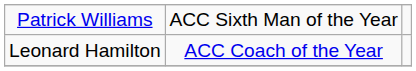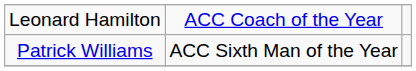rows swapped: (85, 50) <-> (85, 19)
